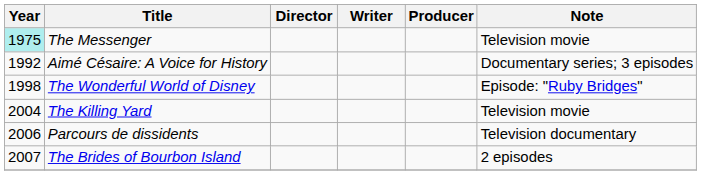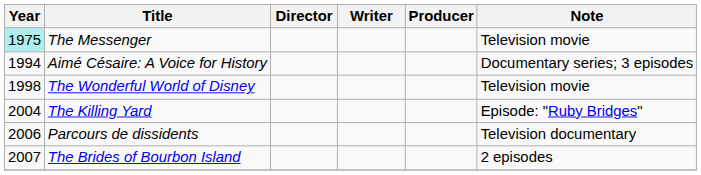(24, 63) 1992 -> (24, 63) 1994
(562, 87) Episode: "Ruby Bridges" -> (535, 87) Television movie
(535, 110) Television movie -> (562, 110) Episode: "Ruby Bridges"
